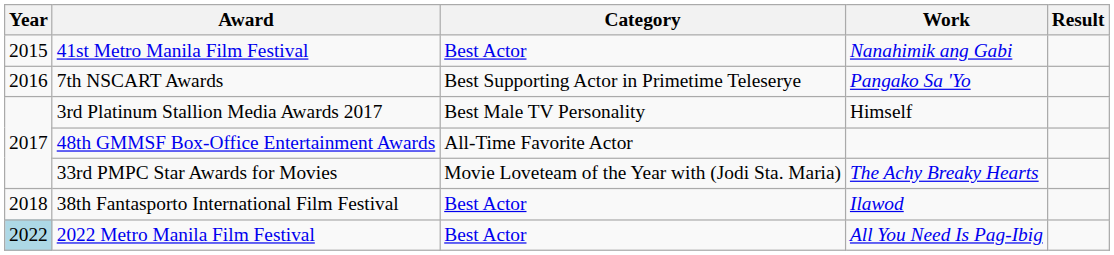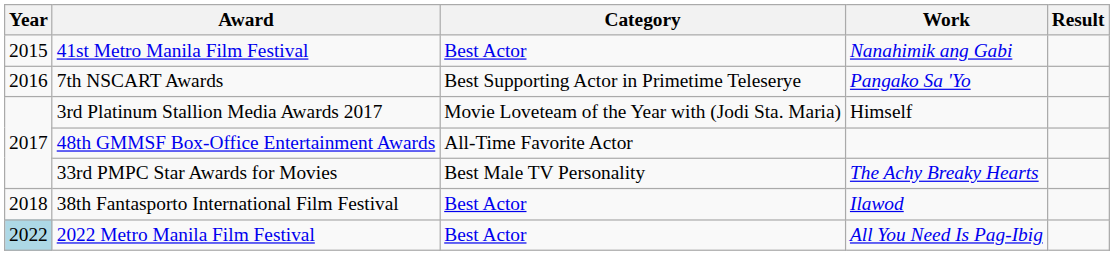(545, 111) Best Male TV Personality -> (643, 111) Movie Loveteam of the Year with (Jodi Sta. Maria)
(643, 173) Movie Loveteam of the Year with (Jodi Sta. Maria) -> (545, 173) Best Male TV Personality
